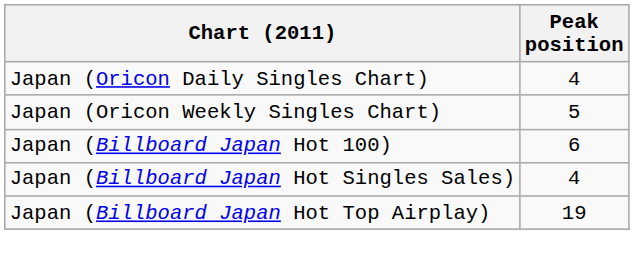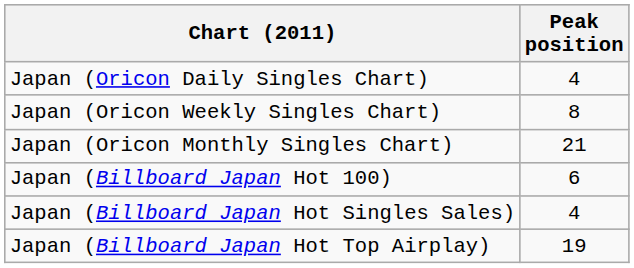(574, 112) 5 -> (574, 112) 8
+ row: (232, 146)
